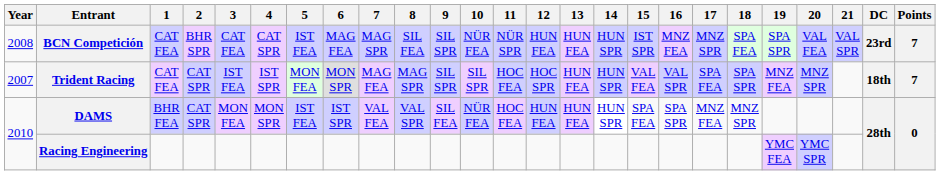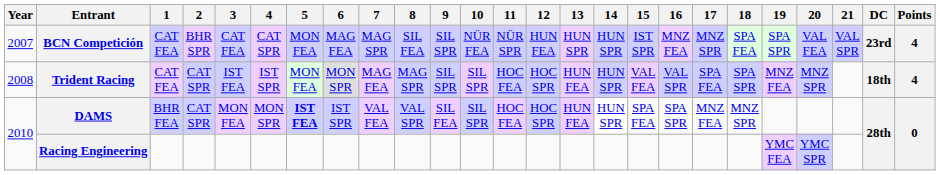(20, 43) 2008 -> (20, 43) 2007
(305, 43) IST FEA -> (305, 43) MON FEA
(577, 43) HUN FEA -> (577, 43) HUN SPR
(915, 43) 7 -> (915, 43) 4
(20, 79) 2007 -> (20, 79) 2008
(915, 79) 7 -> (915, 79) 4
(305, 115) normal -> (305, 115) bold
(477, 115) NÜR FEA -> (477, 115) SIL SPR
(543, 115) HUN FEA -> (543, 115) HOC SPR
